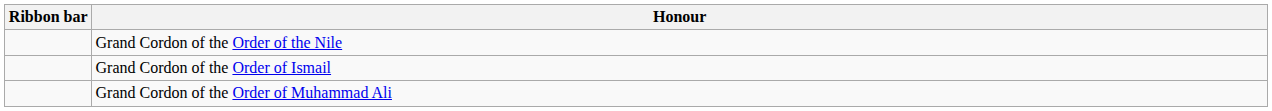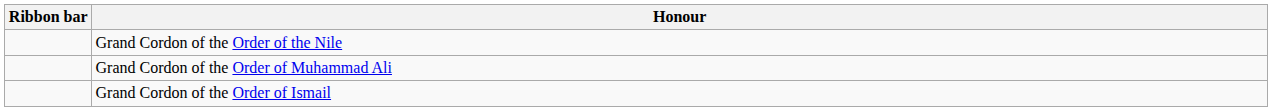rows swapped: (244, 93) <-> (213, 67)
